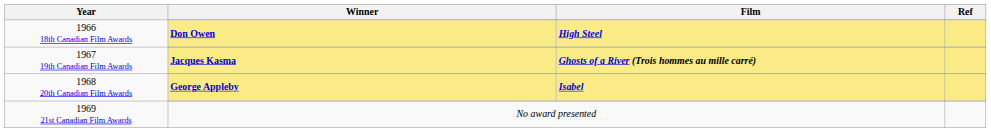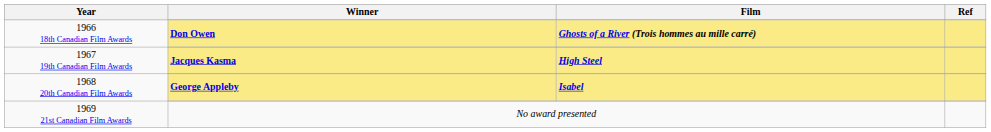(580, 33) High Steel -> (657, 33) Ghosts of a River (Trois hommes au mille carré)
(657, 60) Ghosts of a River (Trois hommes au mille carré) -> (580, 60) High Steel
